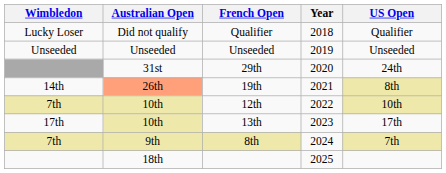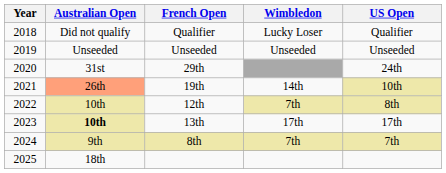columns swapped: (322, 13) <-> (54, 13)
(392, 86) 8th -> (392, 86) 10th
(392, 104) 10th -> (392, 104) 8th
(153, 123) normal -> (95, 123) bold
